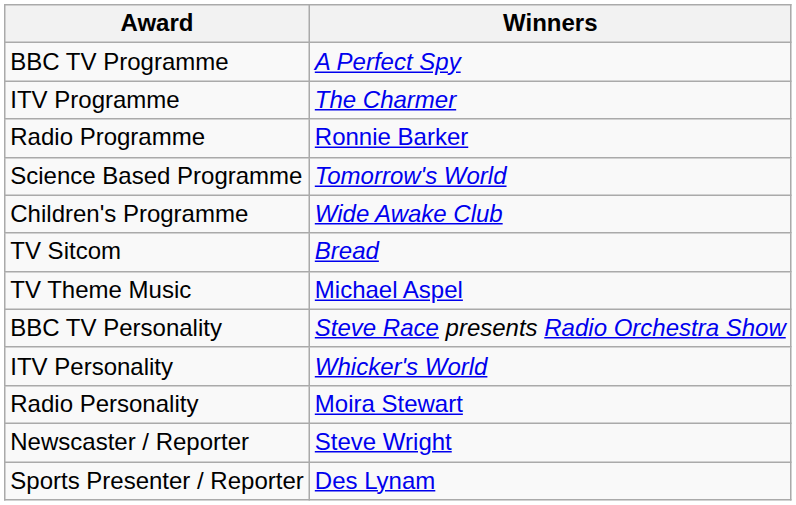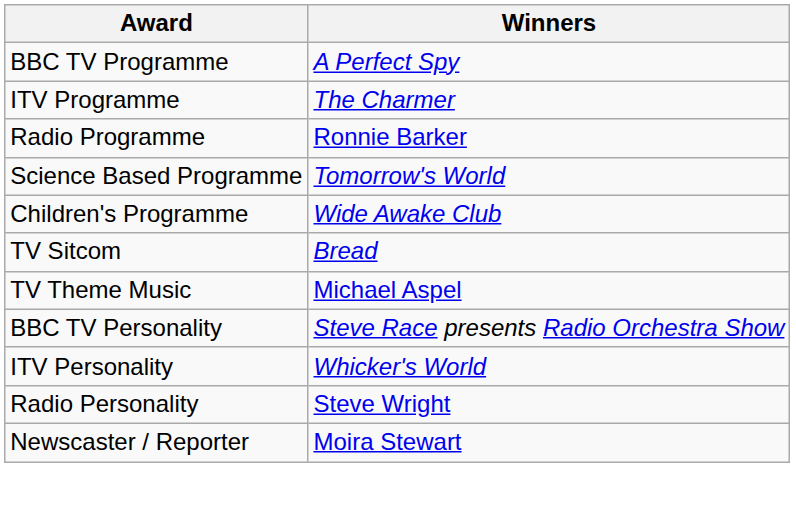(389, 404) Moira Stewart -> (382, 404) Steve Wright
(383, 442) Steve Wright -> (388, 442) Moira Stewart
- row: (157, 480)
